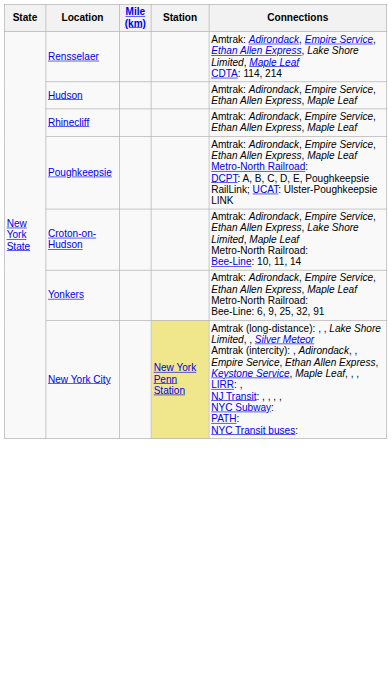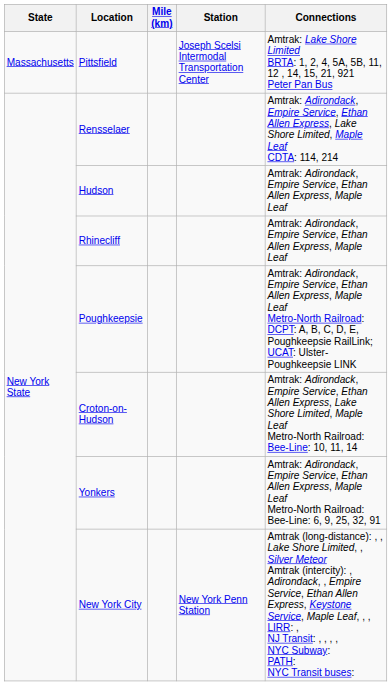+ row: (98, 62)
(175, 379) khaki background -> (213, 605) no background
